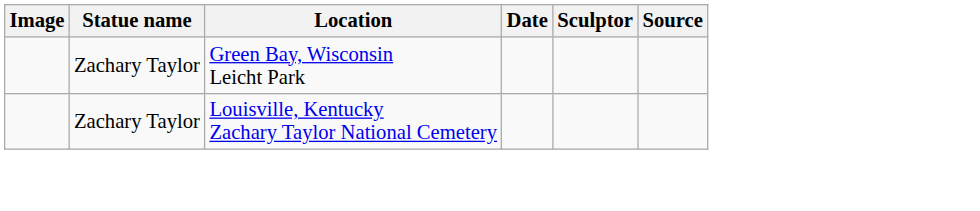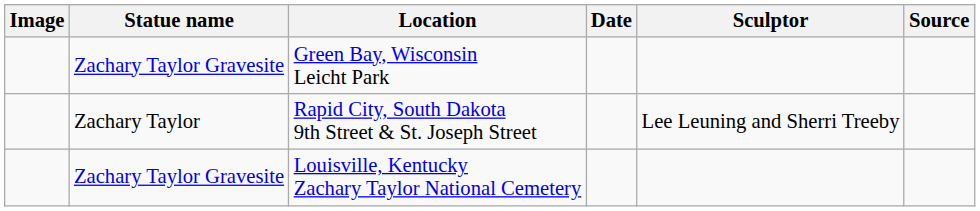(137, 65) Zachary Taylor -> (179, 65) Zachary Taylor Gravesite
+ row: (415, 121)
(137, 121) Zachary Taylor -> (179, 177) Zachary Taylor Gravesite
